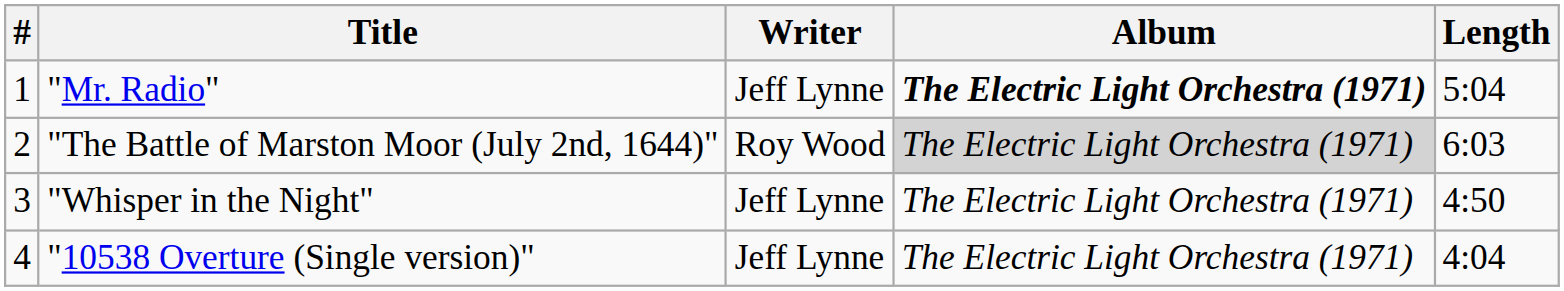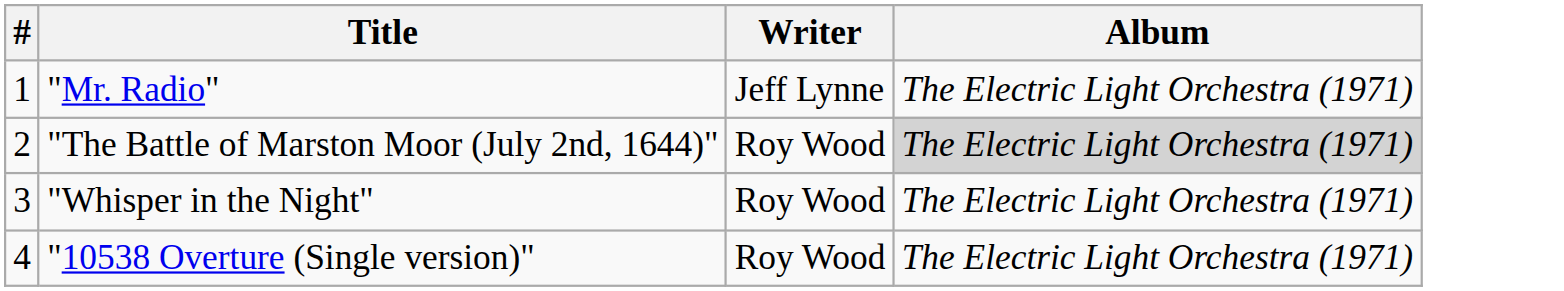- column: (1497, 32)
(1164, 88) bold -> (1157, 88) normal
(809, 200) Jeff Lynne -> (810, 200) Roy Wood
(809, 256) Jeff Lynne -> (810, 256) Roy Wood
